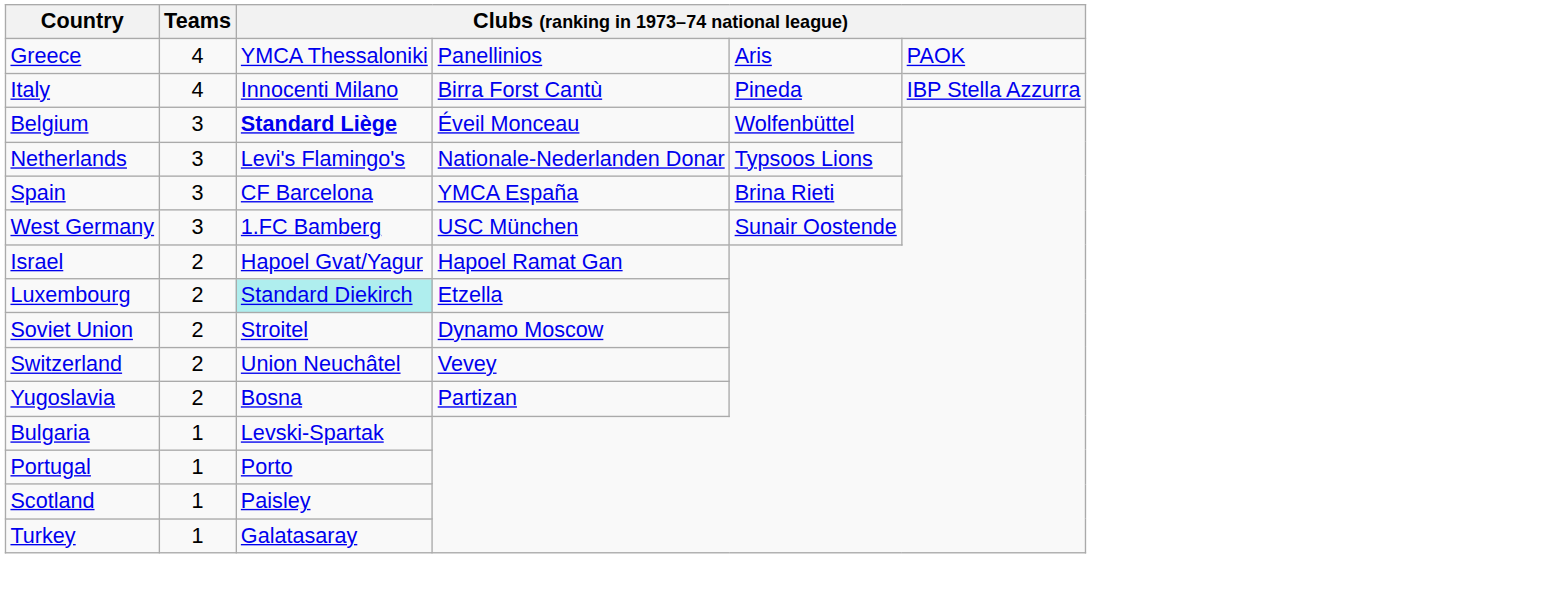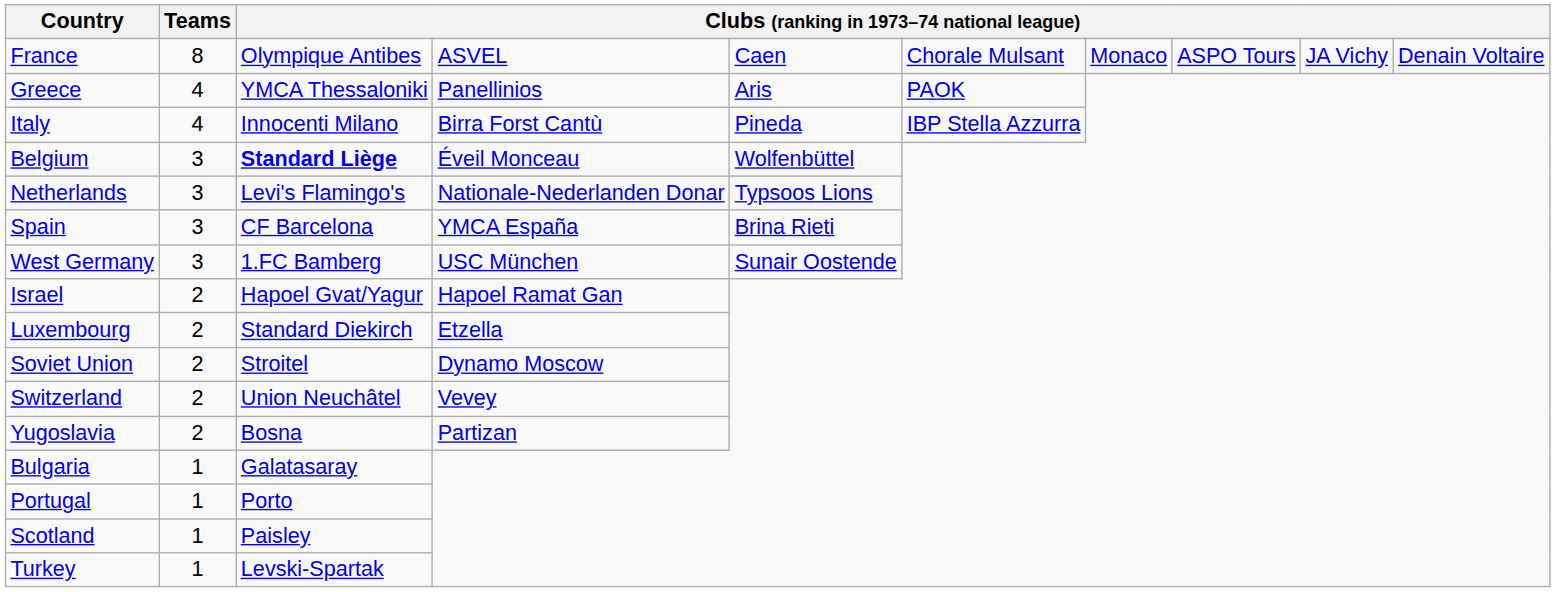+ row: (44, 55)
(327, 295) paleturquoise background -> (327, 329) no background
(312, 432) Levski-Spartak -> (299, 466) Galatasaray
(299, 535) Galatasaray -> (312, 569) Levski-Spartak
